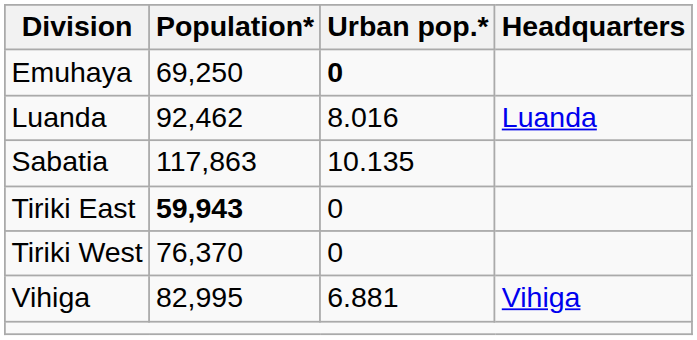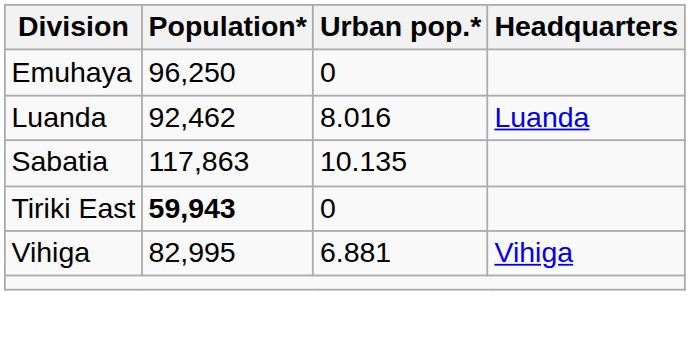(199, 72) 69,250 -> (192, 72) 96,250
(335, 72) bold -> (328, 72) normal
- row: (77, 252)
